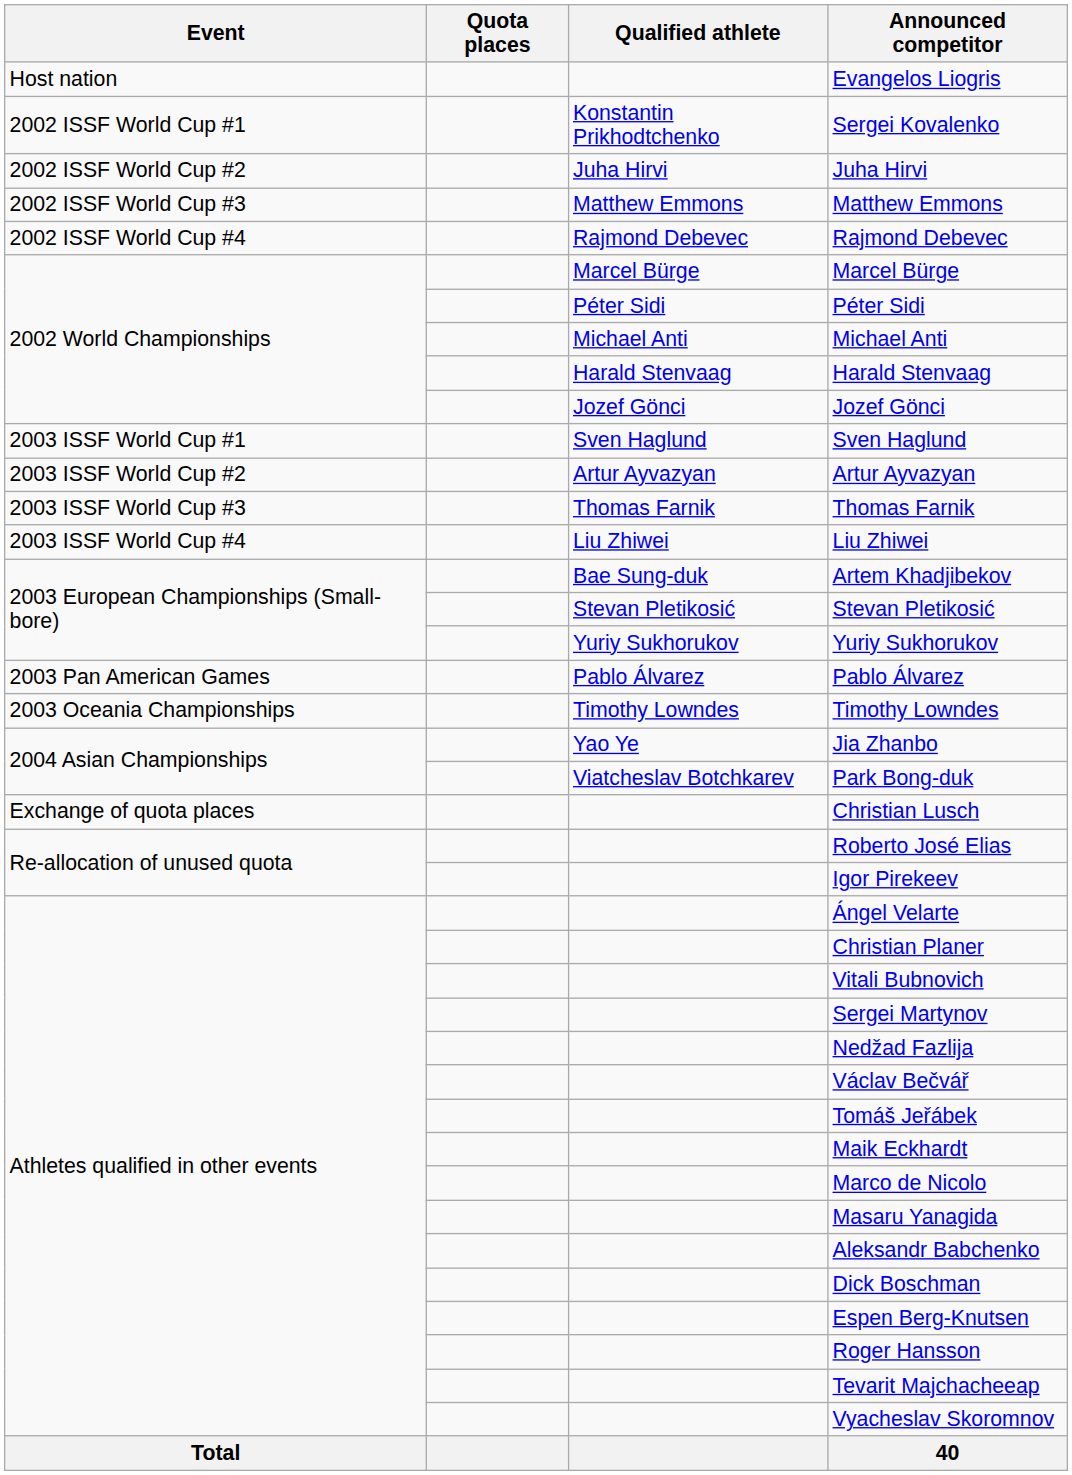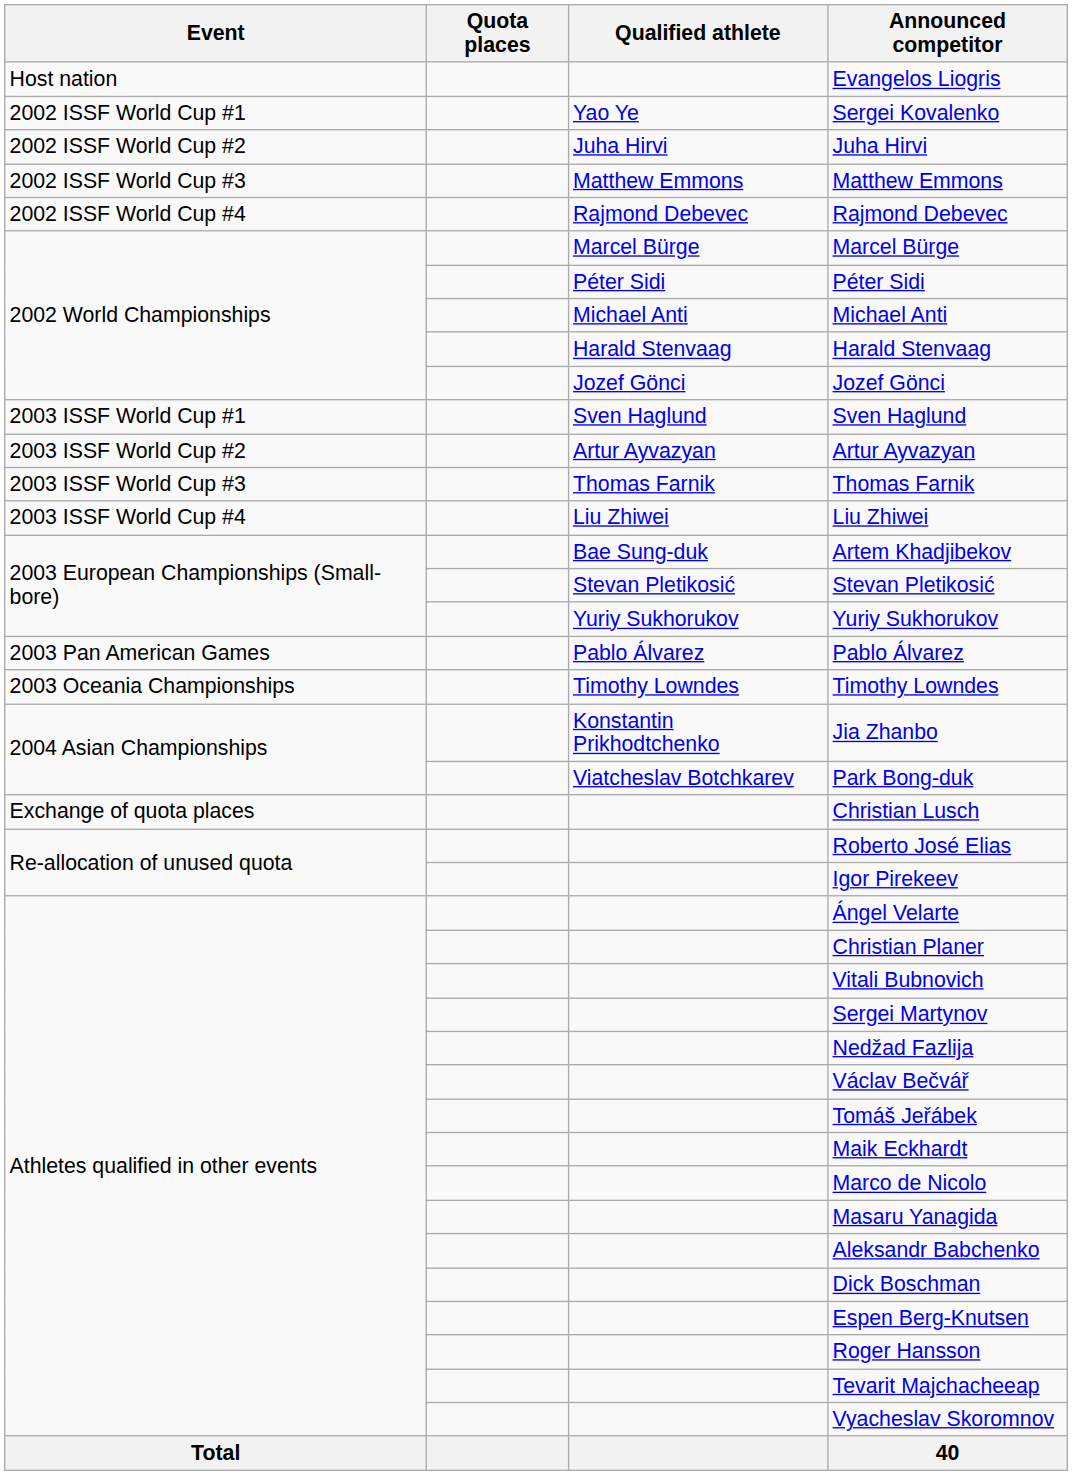(646, 124) Konstantin Prikhodtchenko -> (606, 112) Yao Ye
(606, 744) Yao Ye -> (646, 732) Konstantin Prikhodtchenko
